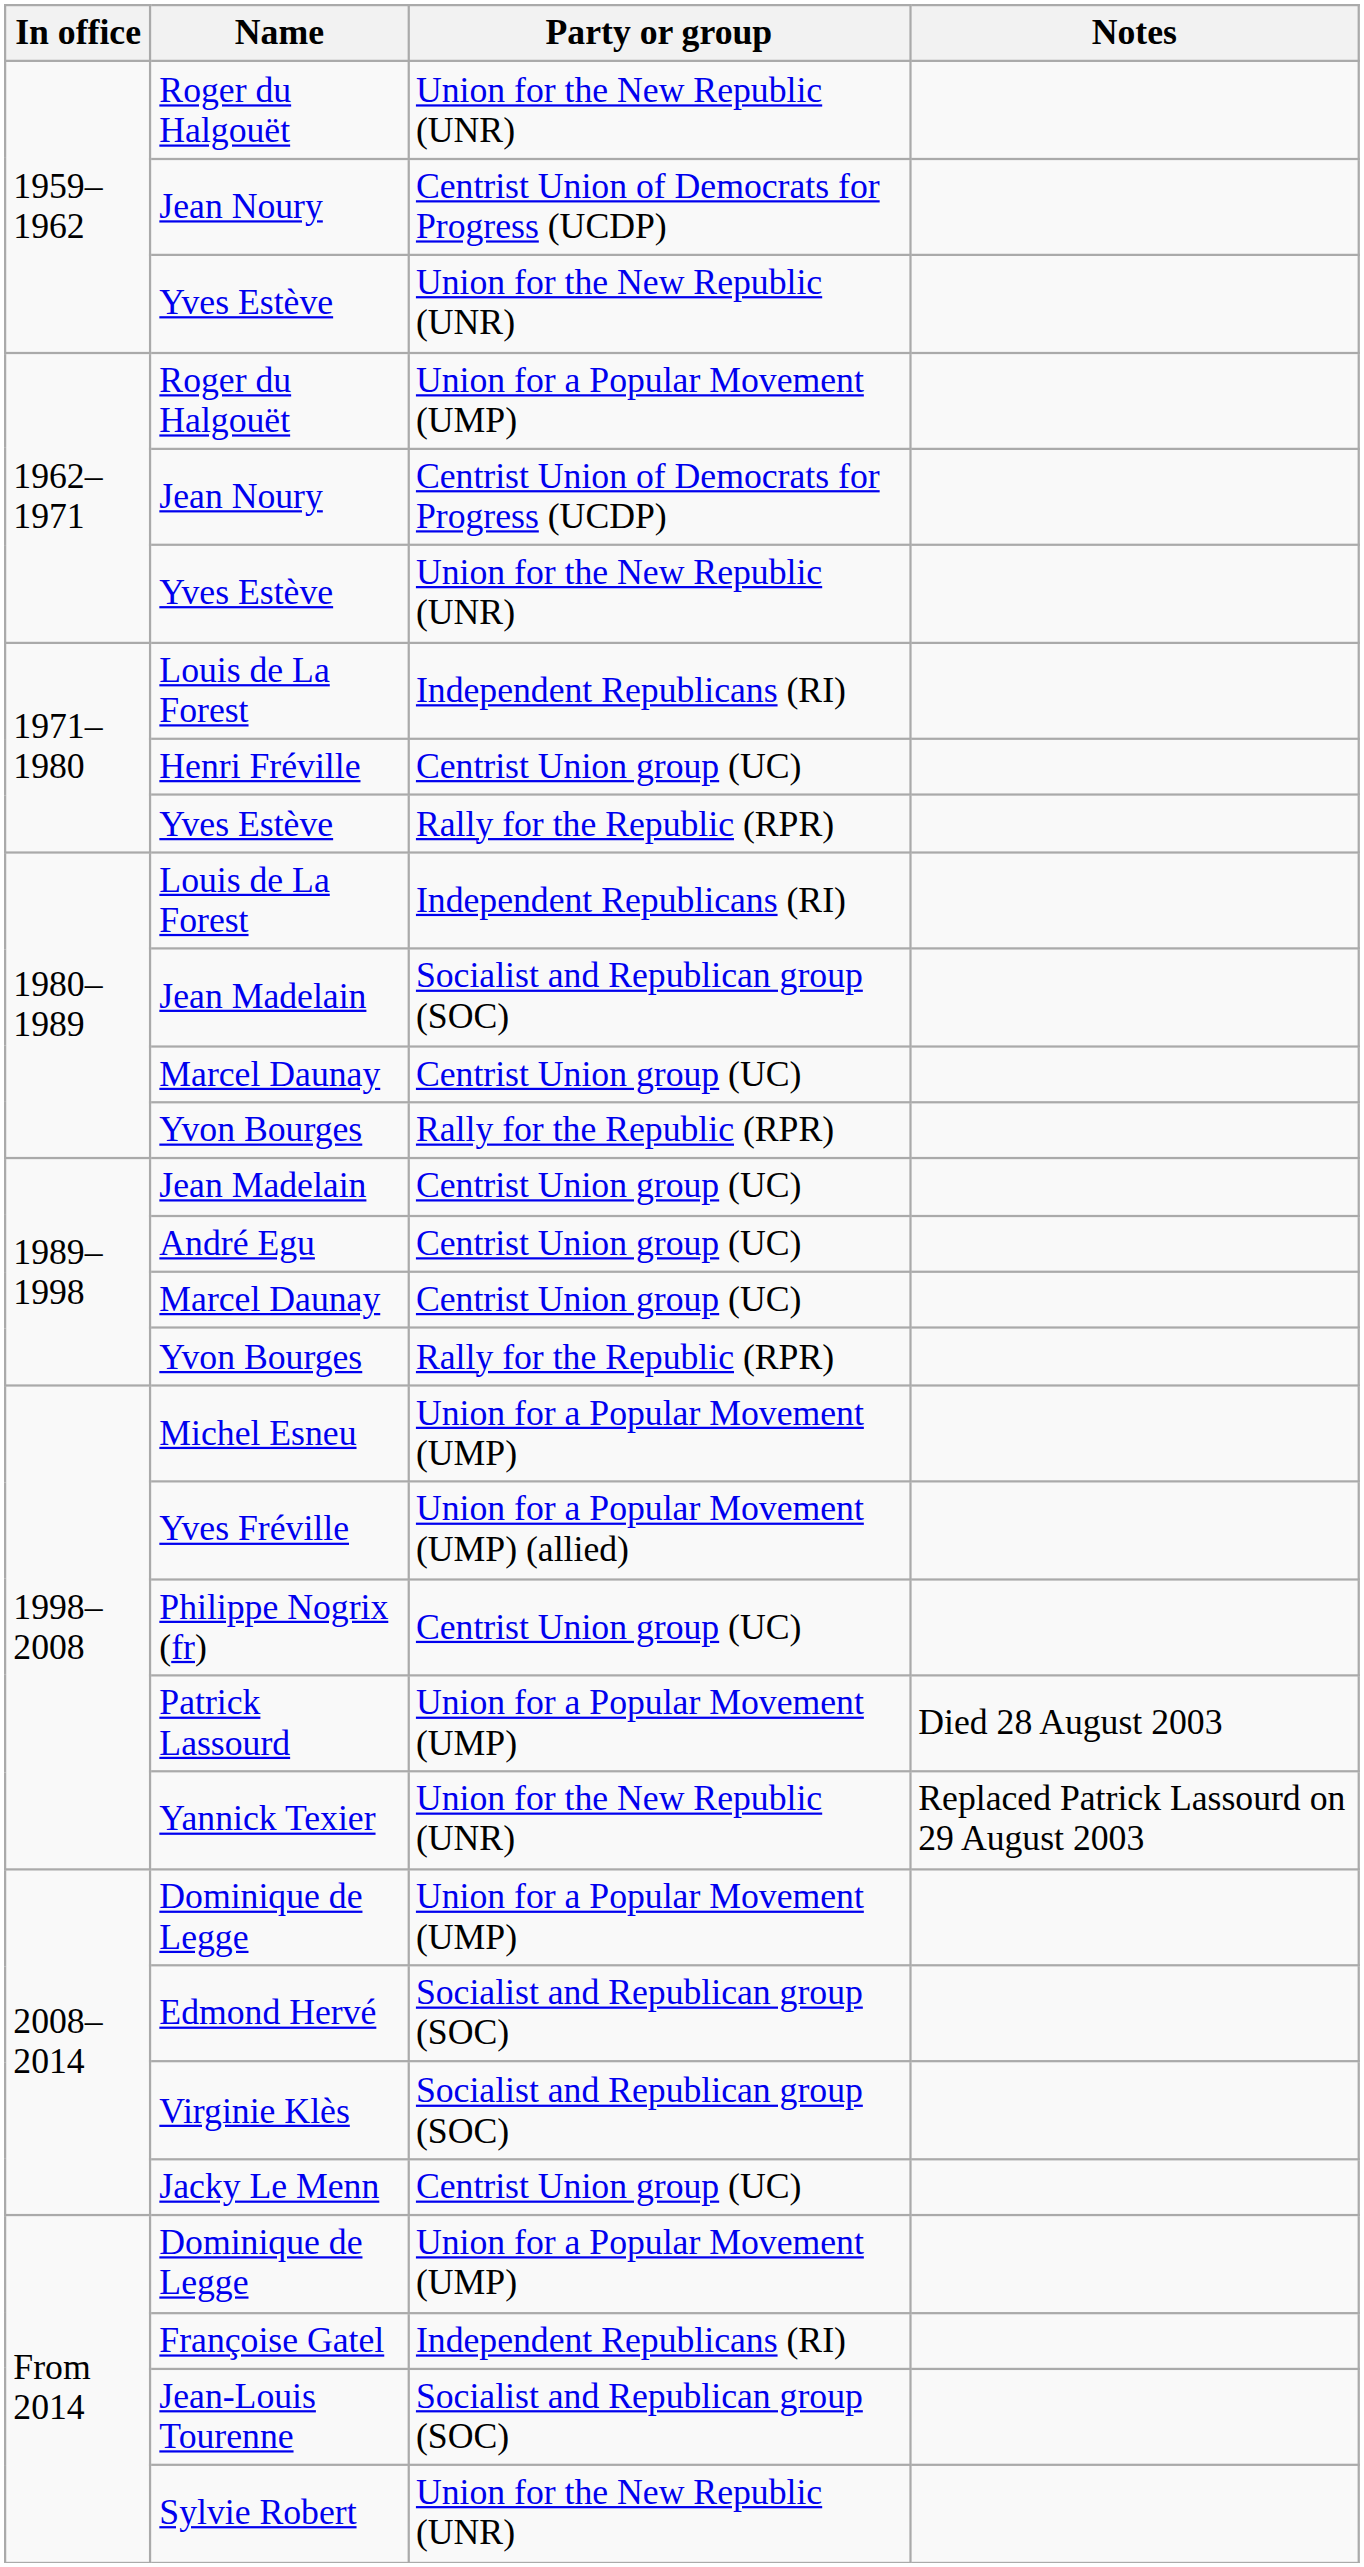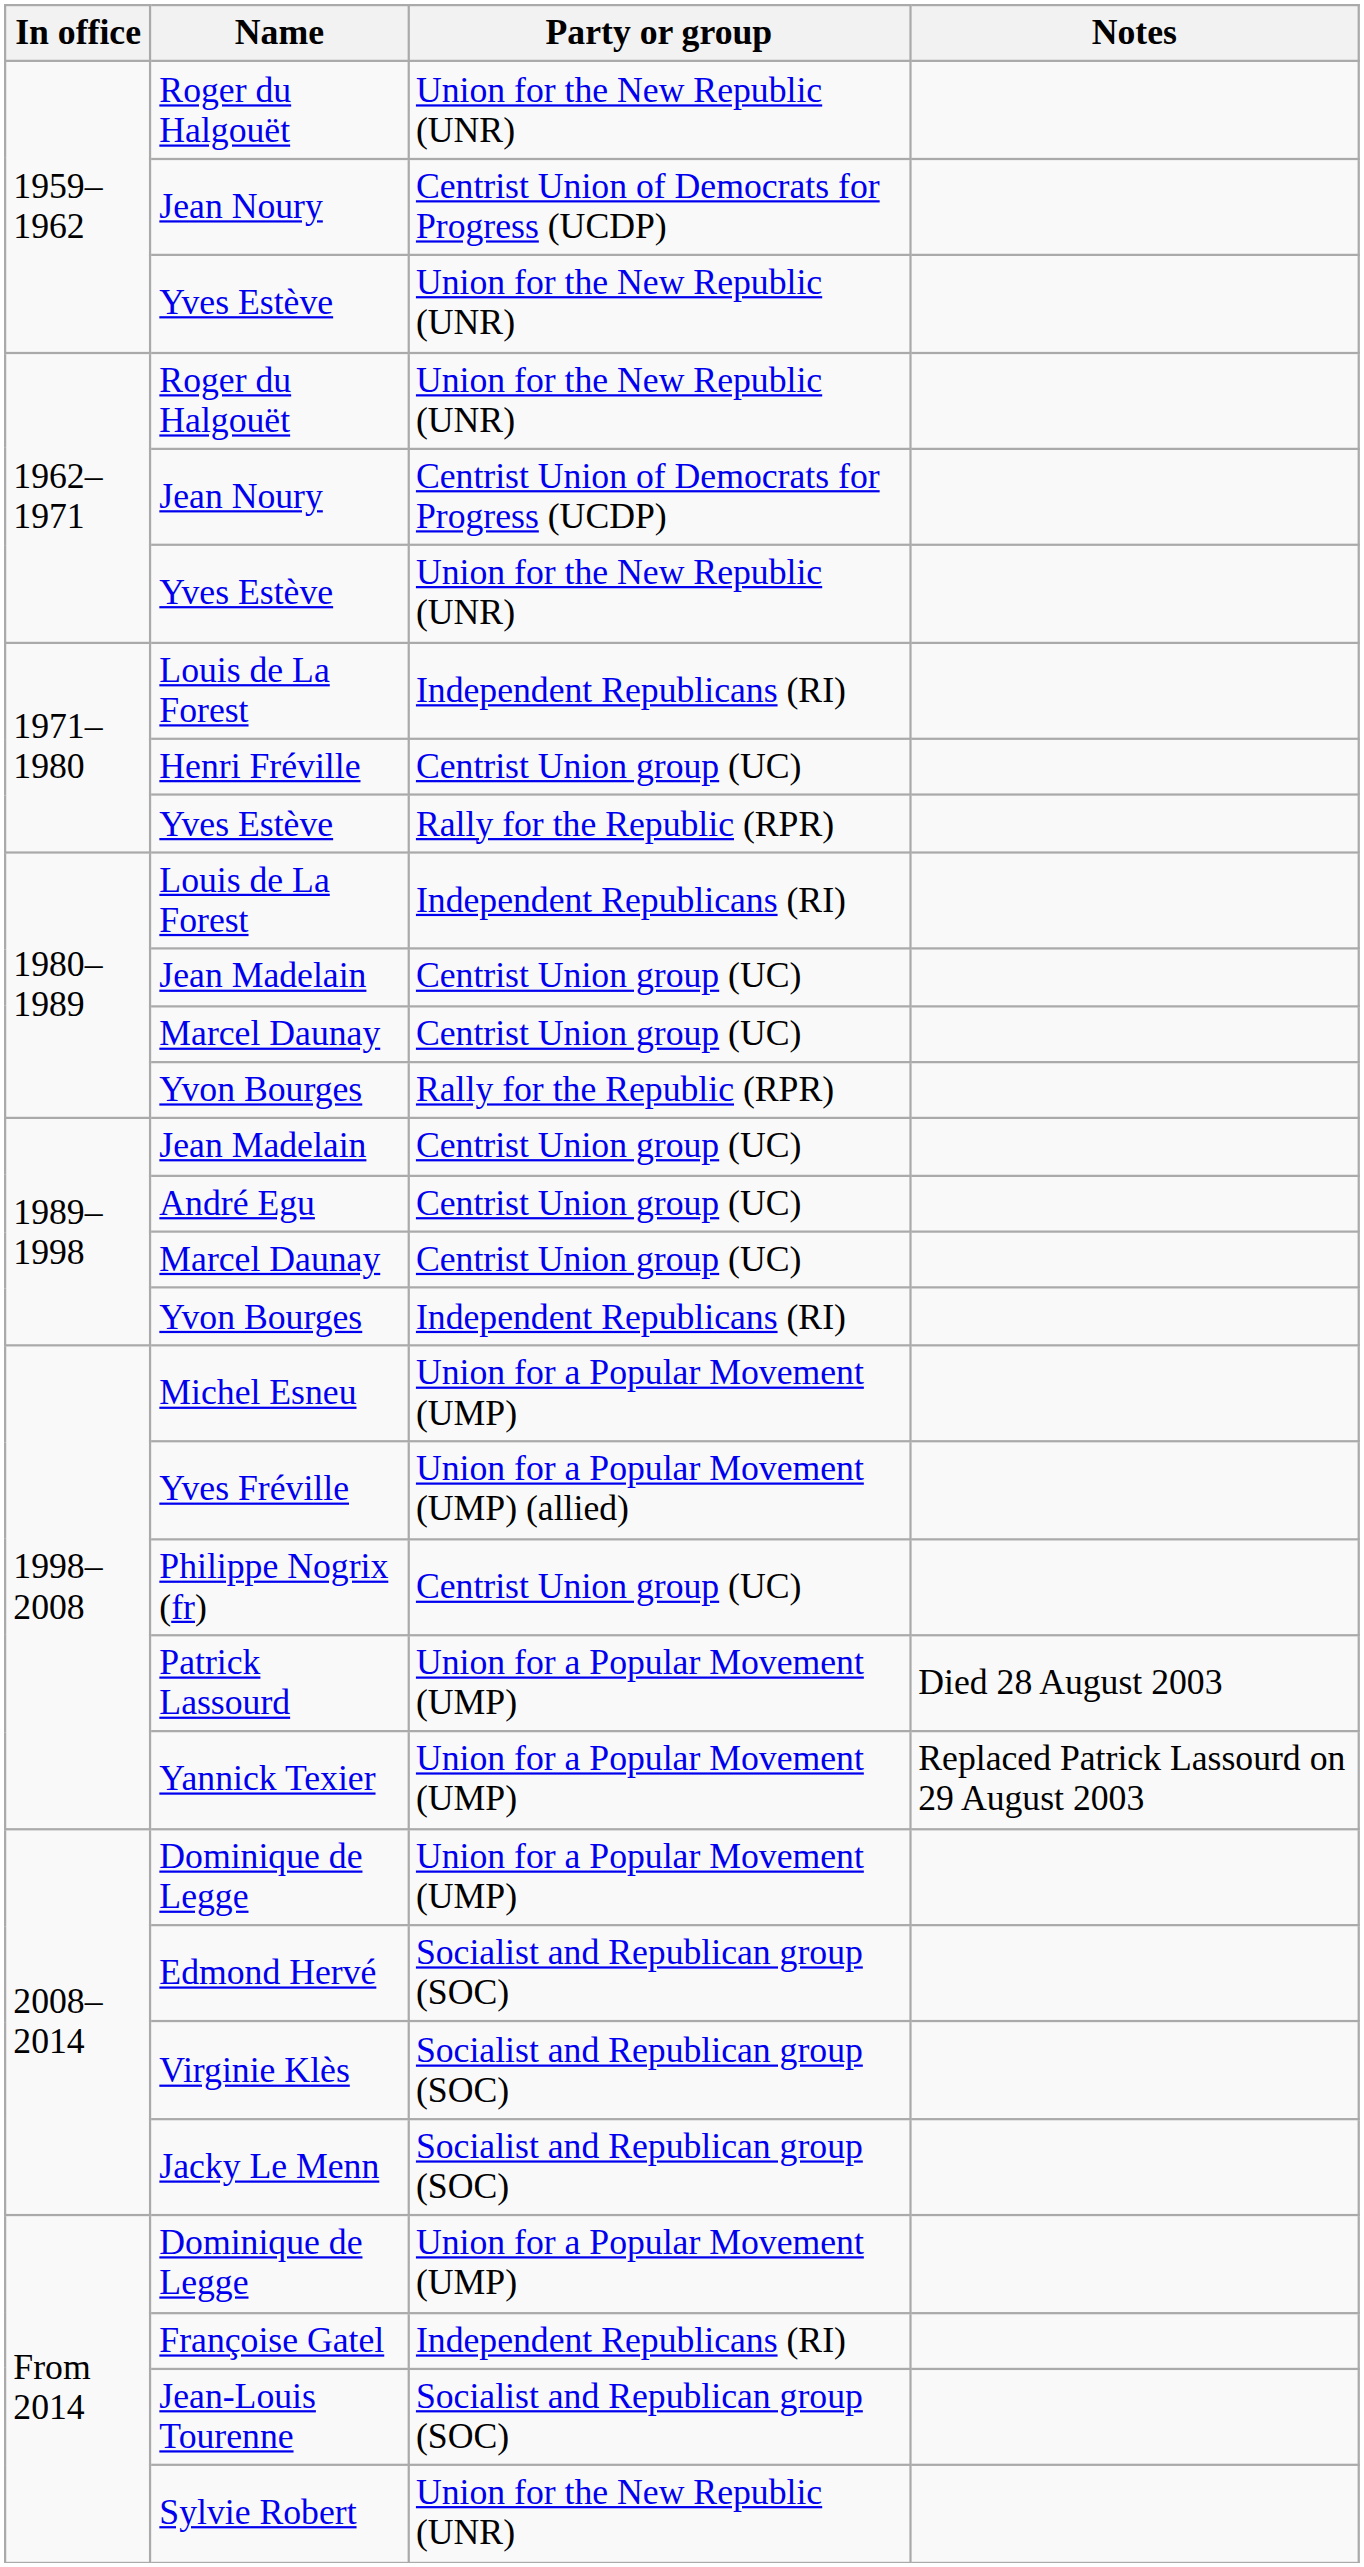(640, 399) Union for a Popular Movement (UMP) -> (619, 399) Union for the New Republic (UNR)
(639, 996) Socialist and Republican group (SOC) -> (609, 976) Centrist Union group (UC)
(625, 1356) Rally for the Republic (RPR) -> (631, 1315) Independent Republicans (RI)
(619, 1819) Union for the New Republic (UNR) -> (640, 1779) Union for a Popular Movement (UMP)
(609, 2186) Centrist Union group (UC) -> (639, 2166) Socialist and Republican group (SOC)
